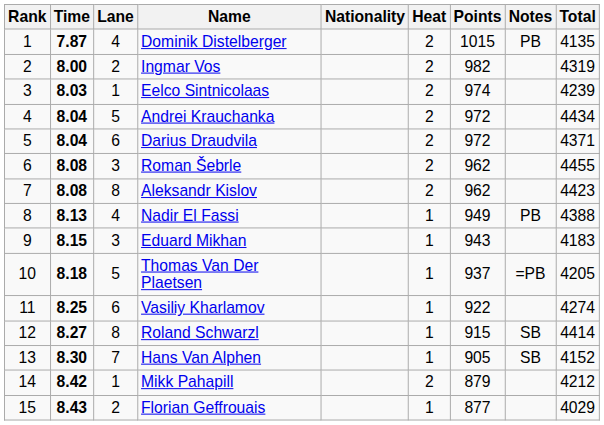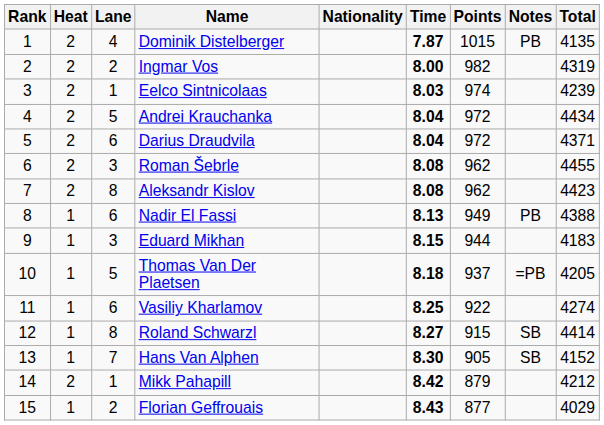columns swapped: (429, 16) <-> (72, 16)
(116, 215) 4 -> (113, 215) 6
(477, 240) 943 -> (477, 240) 944
